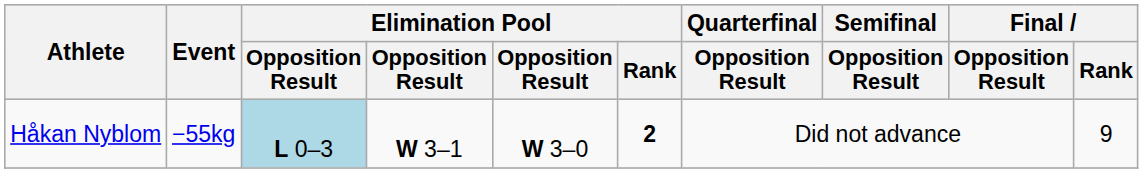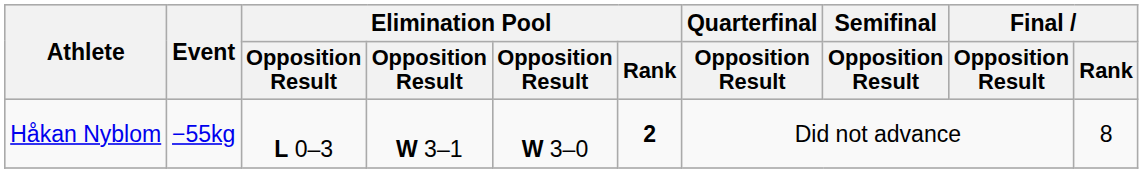(304, 150) lightblue background -> (304, 150) no background
(1106, 134) 9 -> (1106, 134) 8
